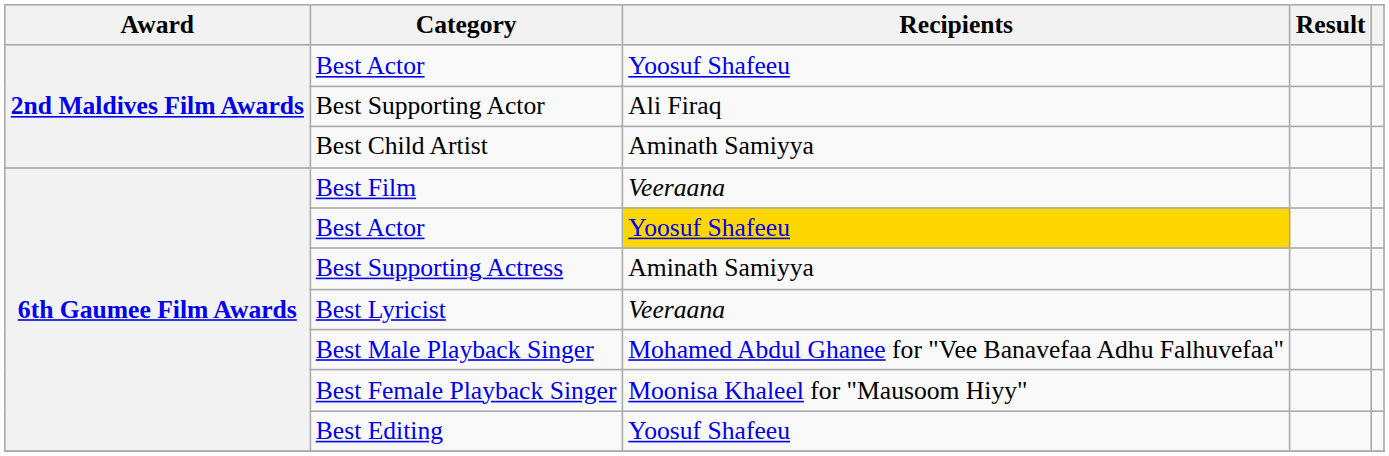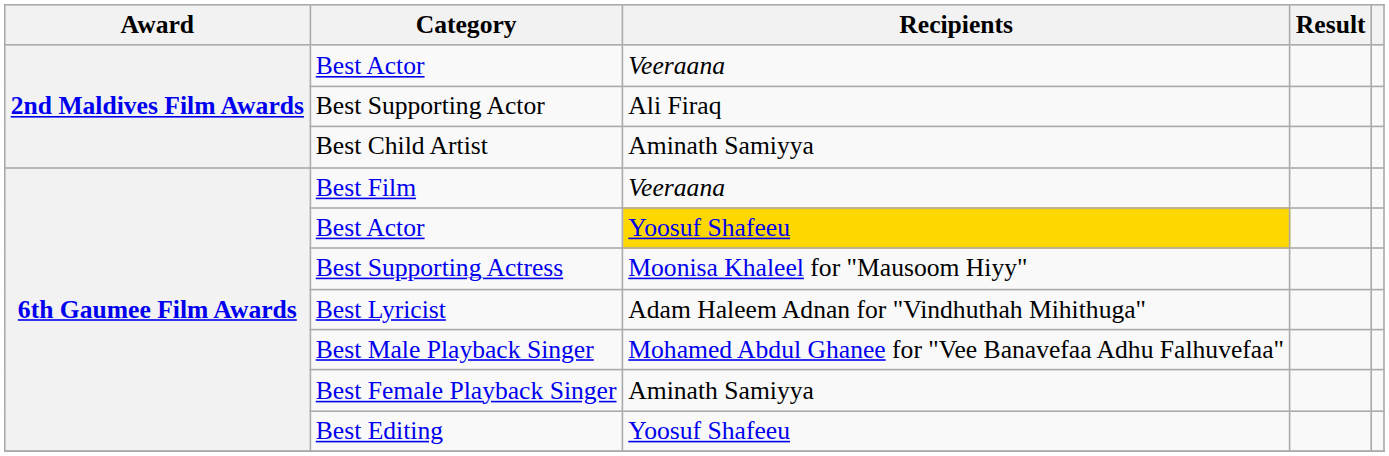(709, 65) Yoosuf Shafeeu -> (677, 65) Veeraana
(721, 268) Aminath Samiyya -> (828, 268) Moonisa Khaleel for "Mausoom Hiyy"
(677, 308) Veeraana -> (887, 308) Adam Haleem Adnan for "Vindhuthah Mihithuga"
(828, 390) Moonisa Khaleel for "Mausoom Hiyy" -> (721, 390) Aminath Samiyya
